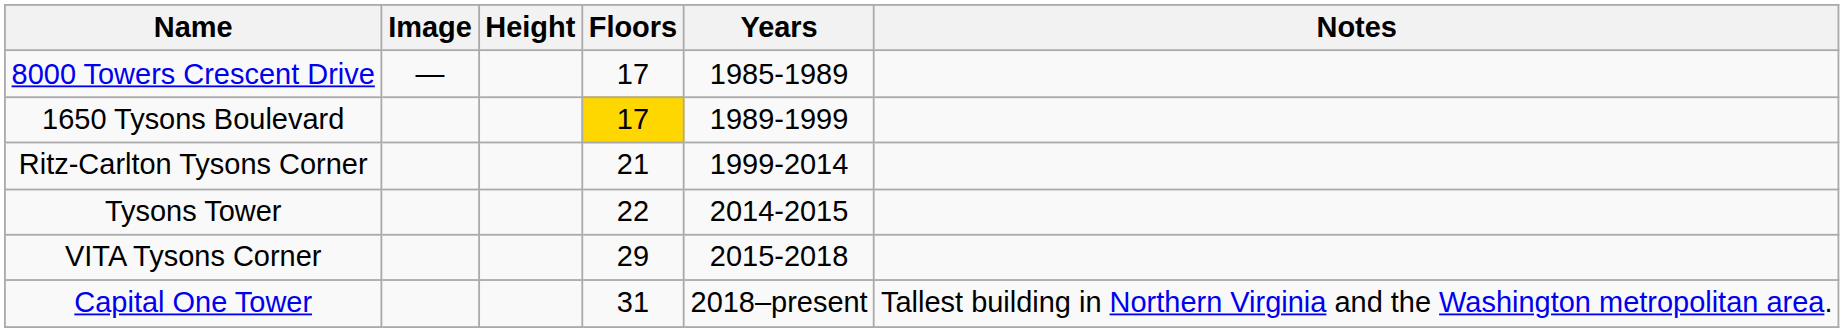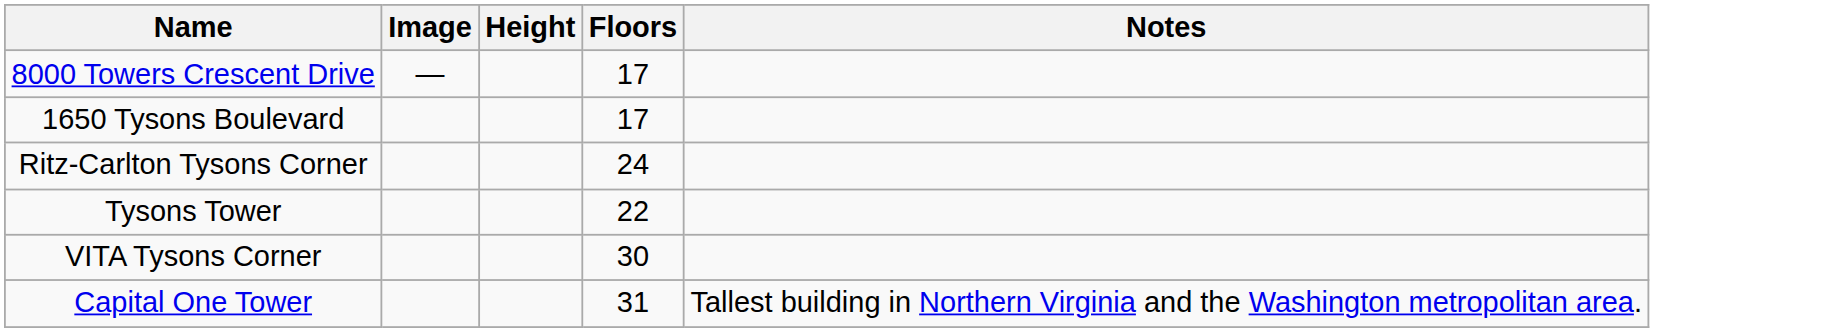- column: (779, 27)
(633, 119) gold background -> (633, 119) no background
(633, 165) 21 -> (633, 165) 24
(633, 257) 29 -> (633, 257) 30
